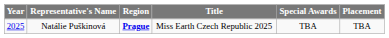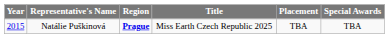columns swapped: (362, 12) <-> (308, 12)
(16, 26) 2025 -> (16, 26) 2015
